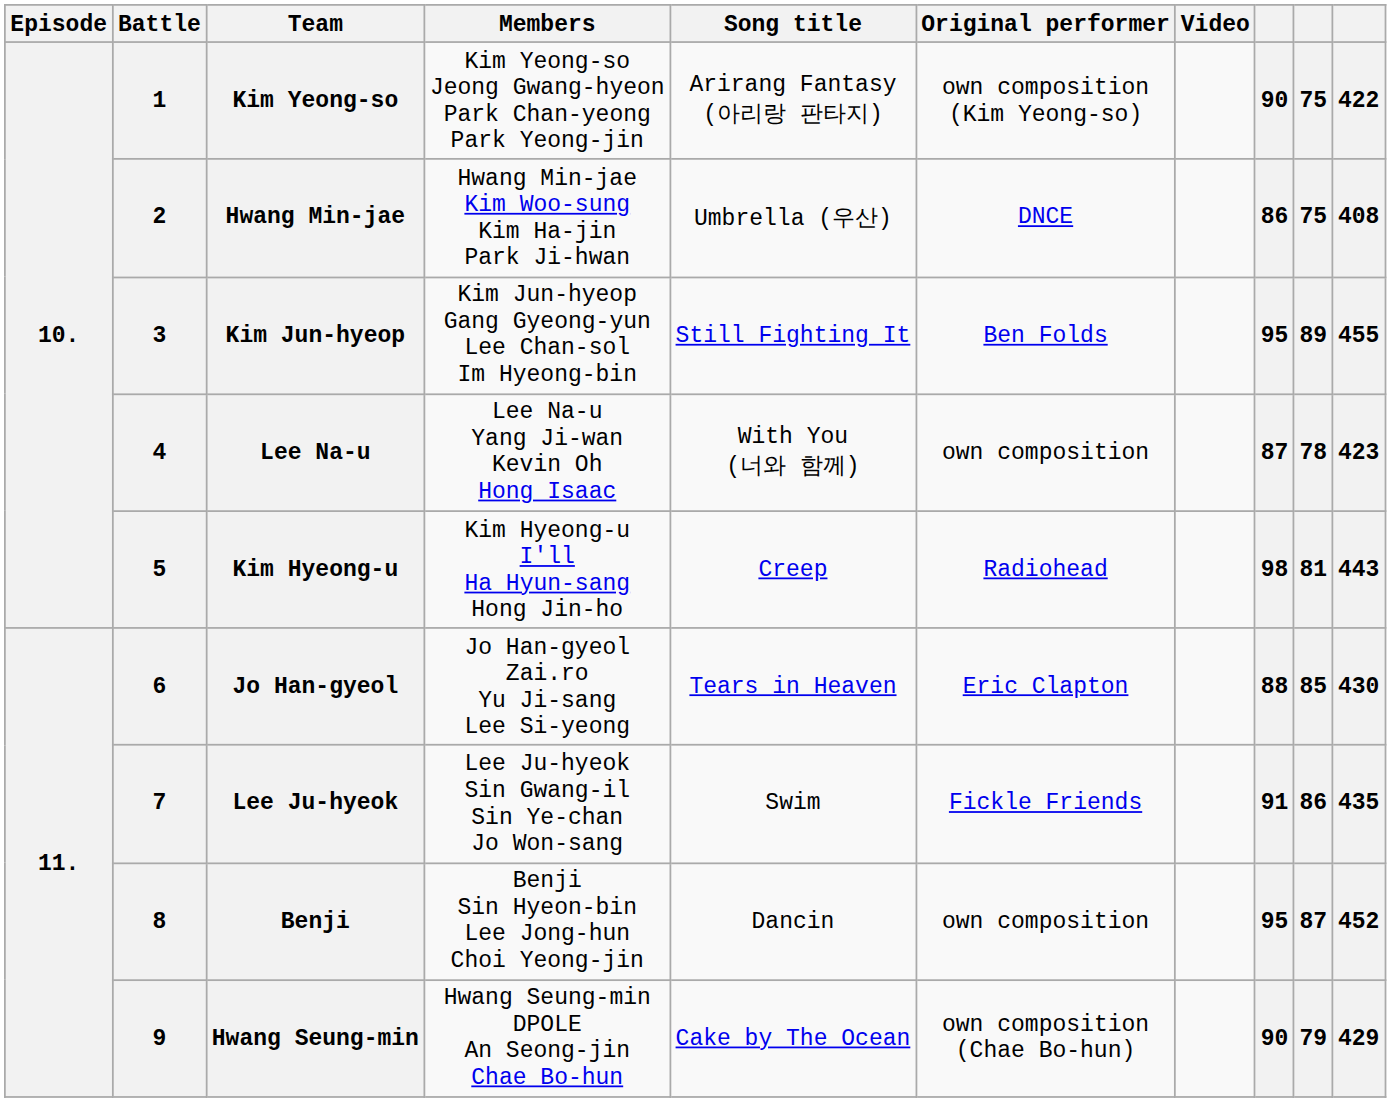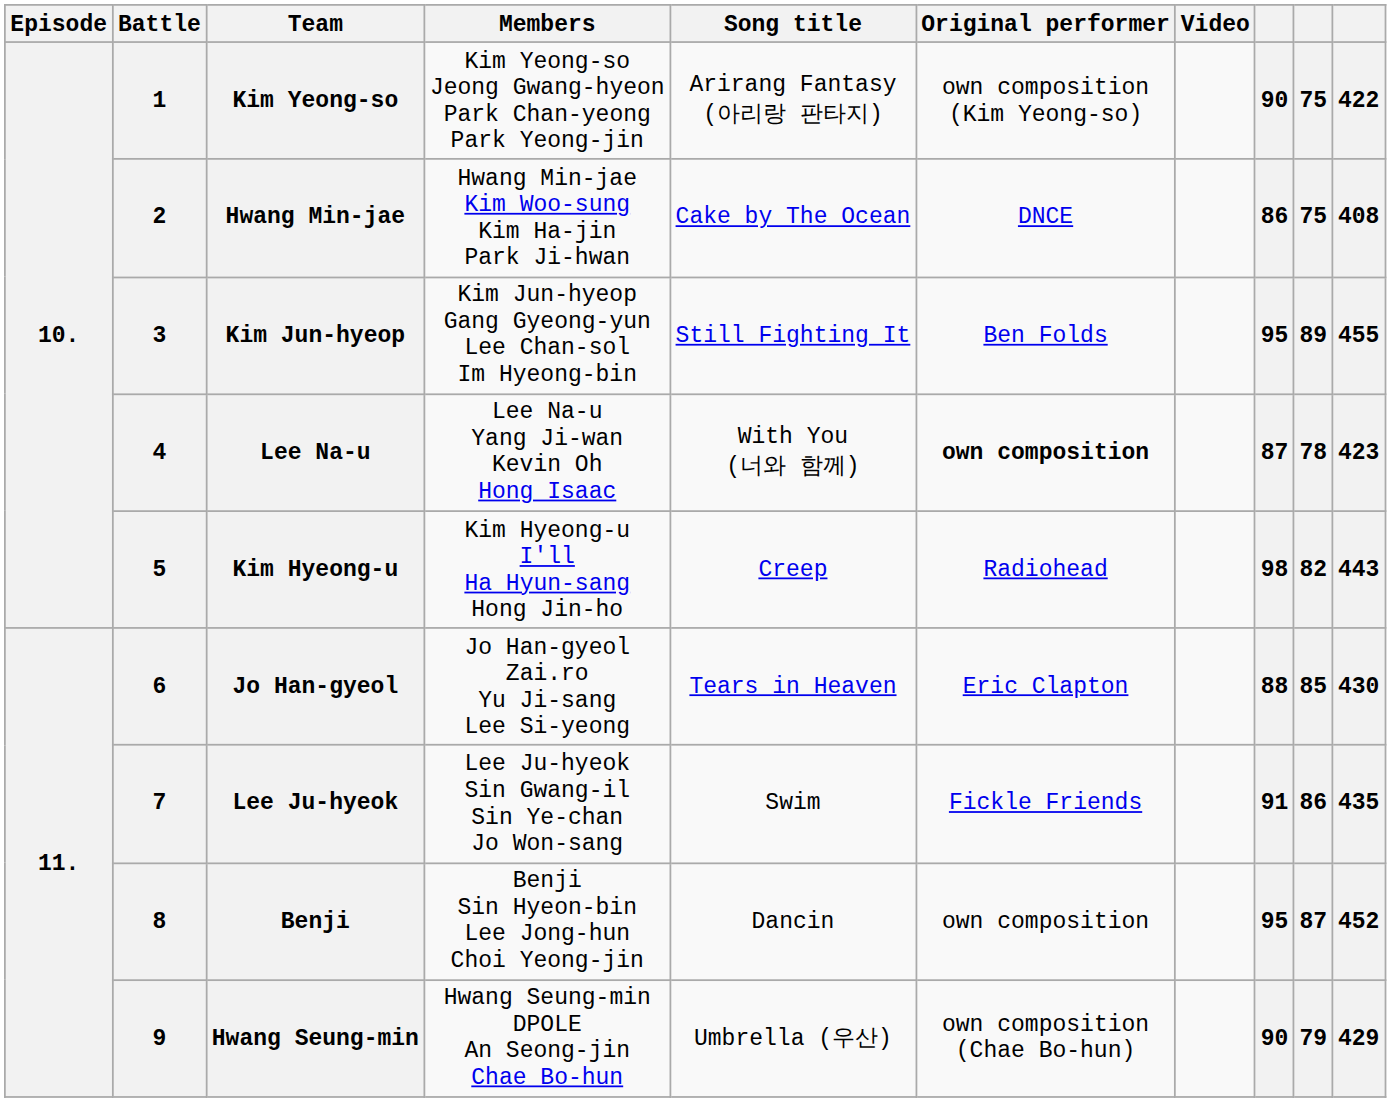(793, 219) Umbrella (우산) -> (793, 218) Cake by The Ocean
(1046, 452) normal -> (1046, 452) bold
(1313, 570) 81 -> (1313, 570) 82
(793, 1038) Cake by The Ocean -> (793, 1039) Umbrella (우산)
